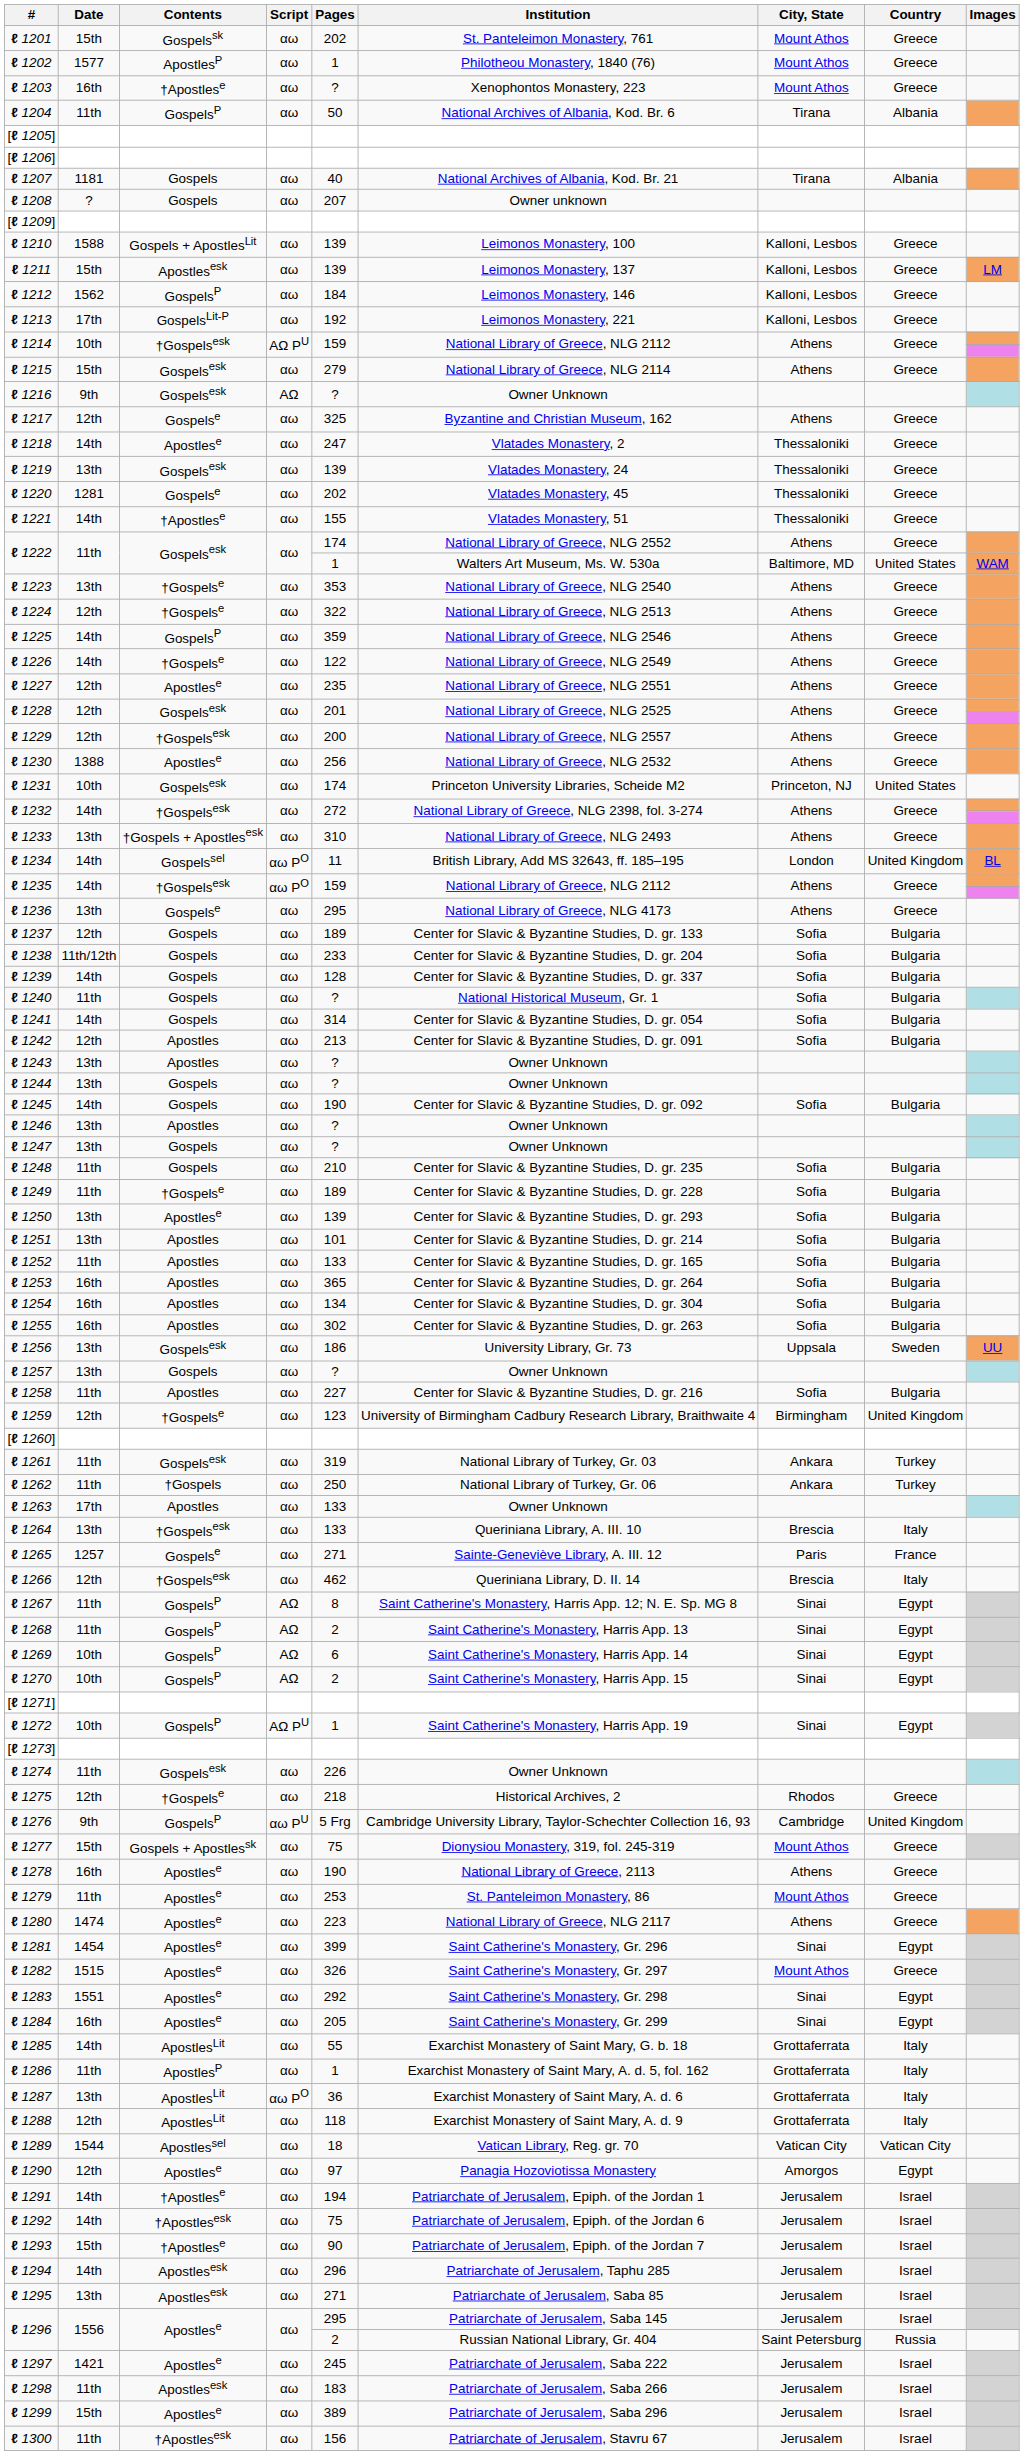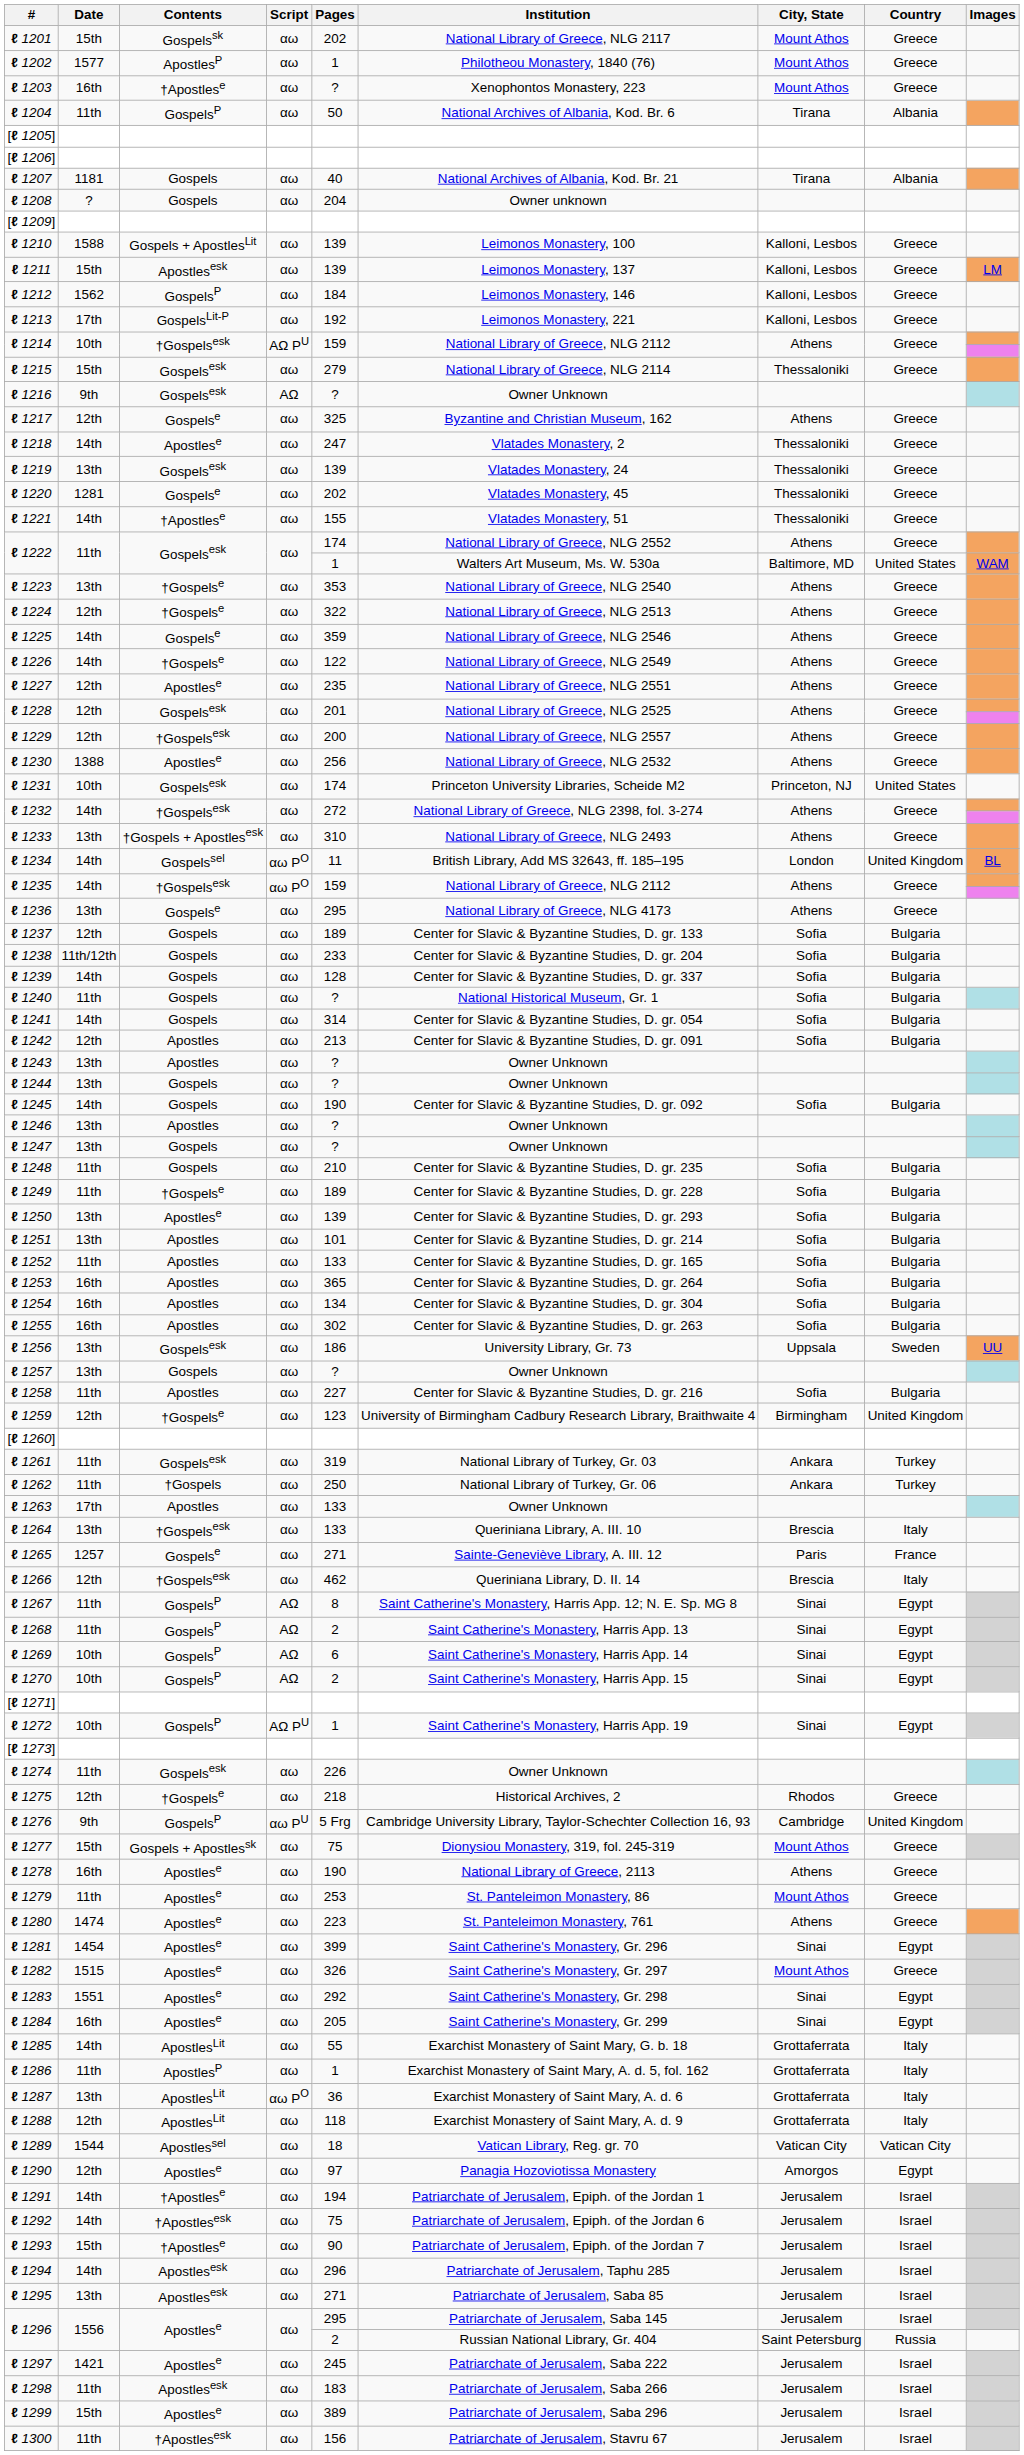(558, 38) St. Panteleimon Monastery, 761 -> (558, 38) National Library of Greece, NLG 2117
(335, 200) 207 -> (335, 200) 204
(811, 369) Athens -> (811, 369) Thessaloniki
(193, 636) GospelsP -> (193, 636) Gospelse
(558, 1921) National Library of Greece, NLG 2117 -> (558, 1921) St. Panteleimon Monastery, 761
